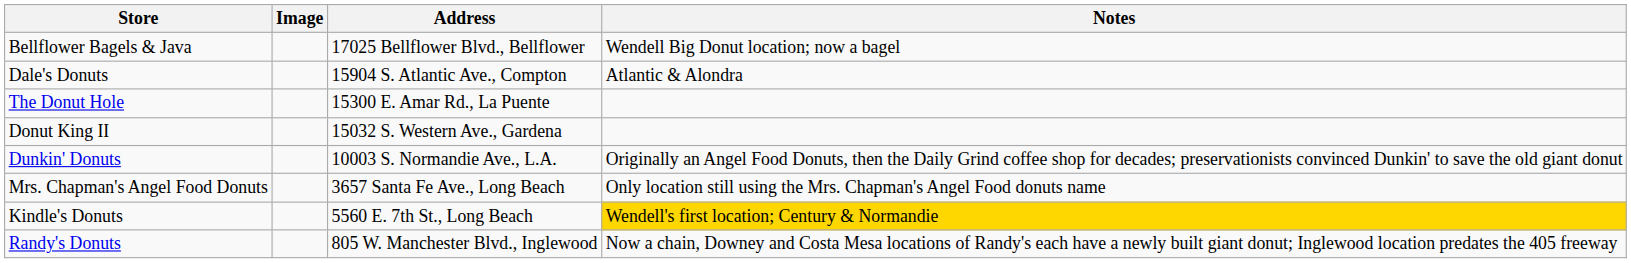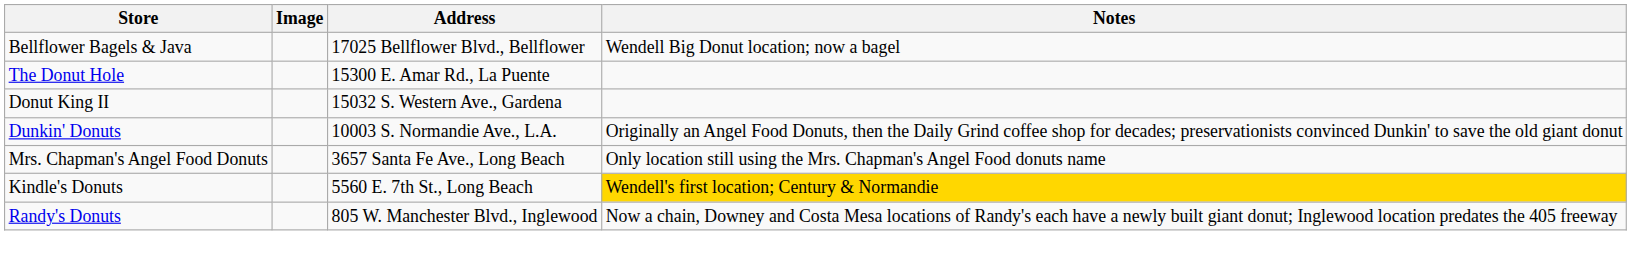- row: (58, 74)
